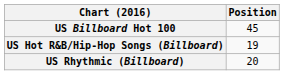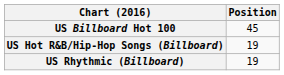(253, 61) 20 -> (253, 61) 19
